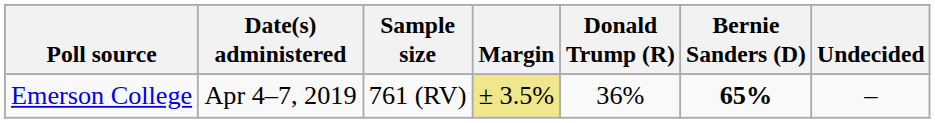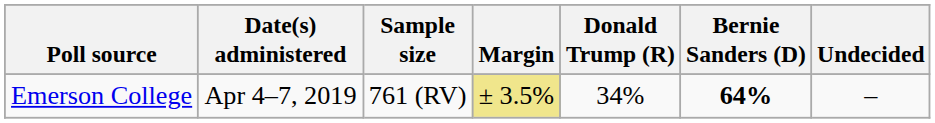(620, 95) 36% -> (620, 95) 34%
(746, 95) 65% -> (746, 95) 64%
